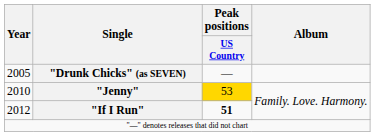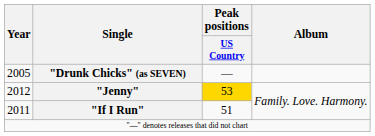(19, 91) 2010 -> (19, 91) 2012
(19, 110) 2012 -> (19, 110) 2011
(227, 110) bold -> (227, 110) normal
